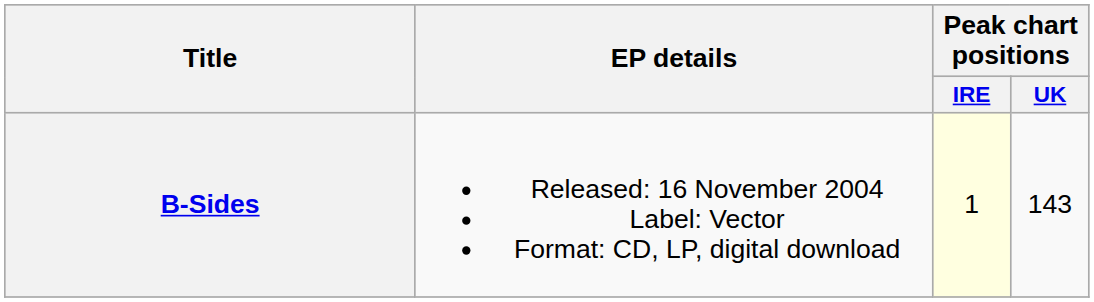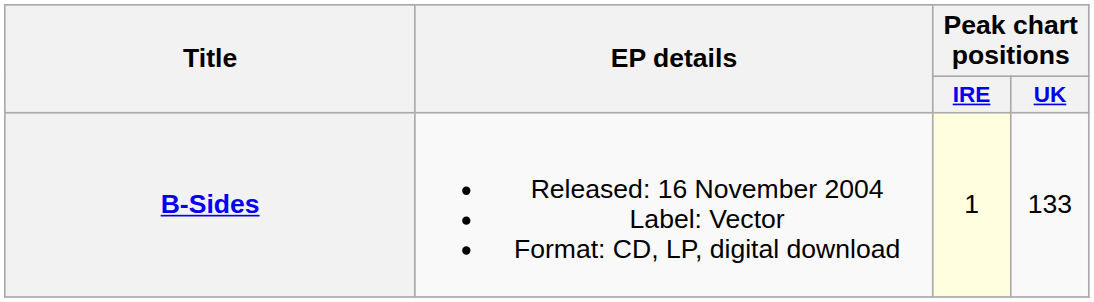(1050, 204) 143 -> (1050, 204) 133
